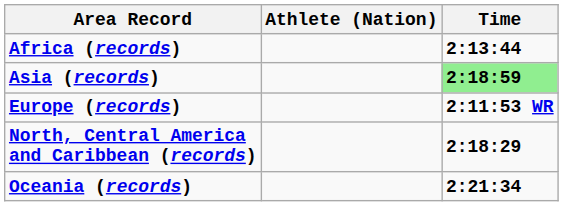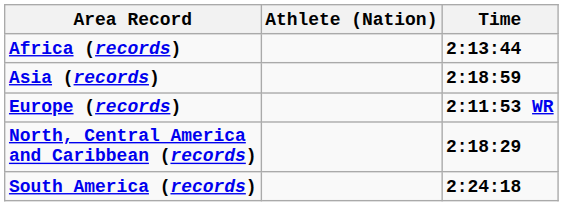(484, 78) lightgreen background -> (484, 78) no background
- row: (100, 186)
+ row: (133, 186)
